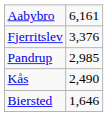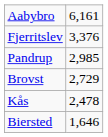+ row: (25, 79)
(84, 79) 2,490 -> (84, 100) 2,478
